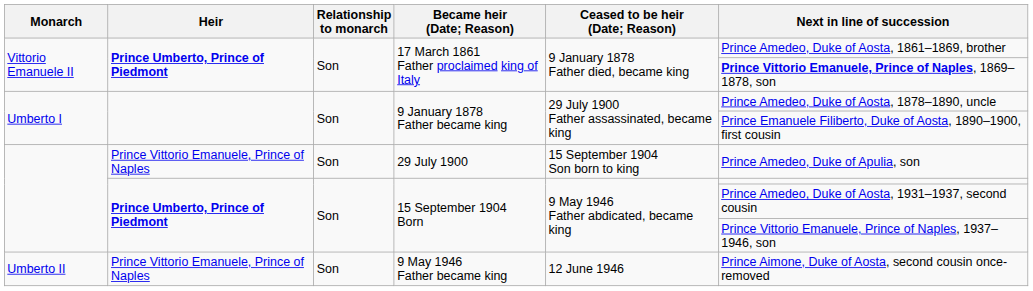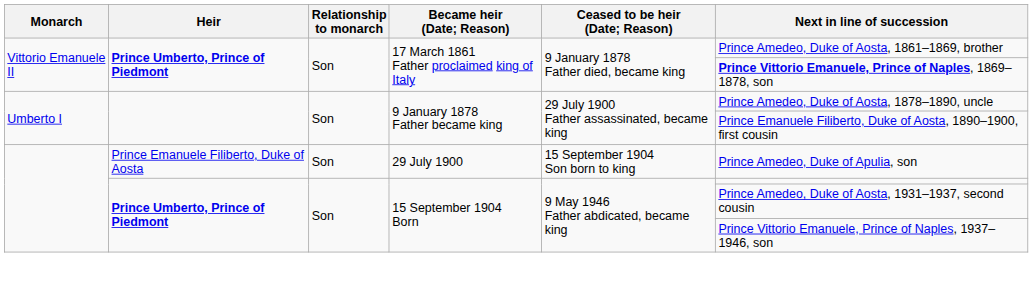(207, 162) Prince Vittorio Emanuele, Prince of Naples -> (208, 162) Prince Emanuele Filiberto, Duke of Aosta
- row: (36, 269)
